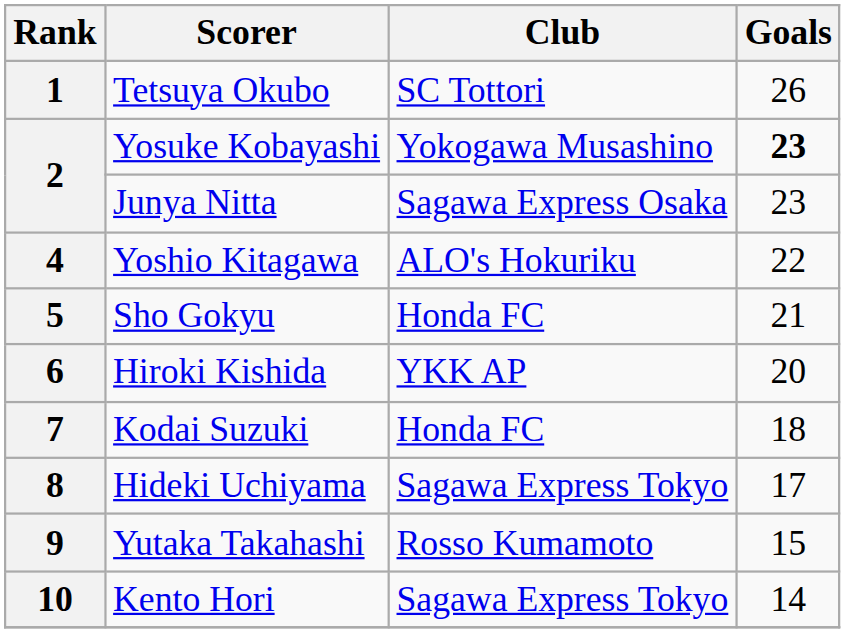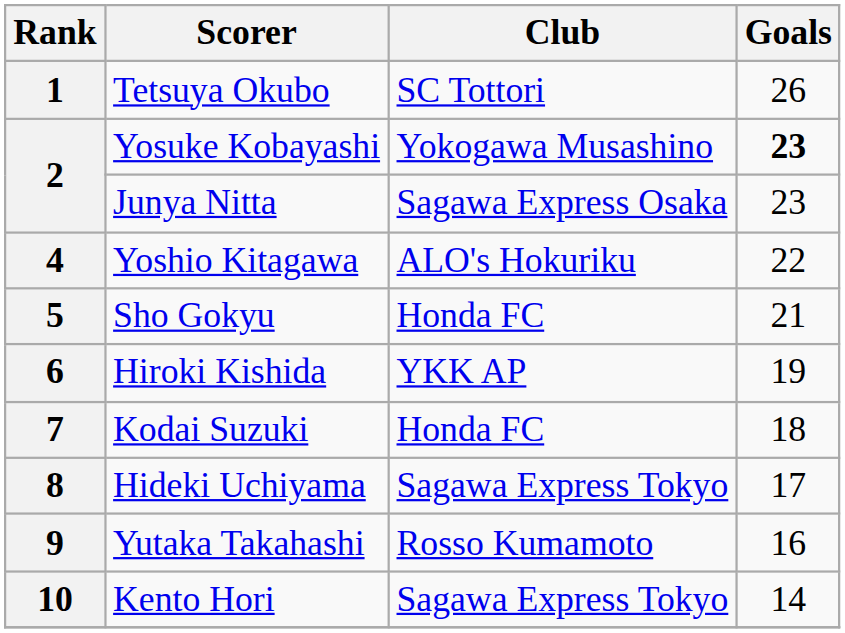(788, 372) 20 -> (788, 372) 19
(788, 542) 15 -> (788, 542) 16
